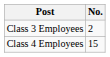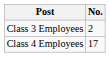(93, 44) 15 -> (93, 44) 17
